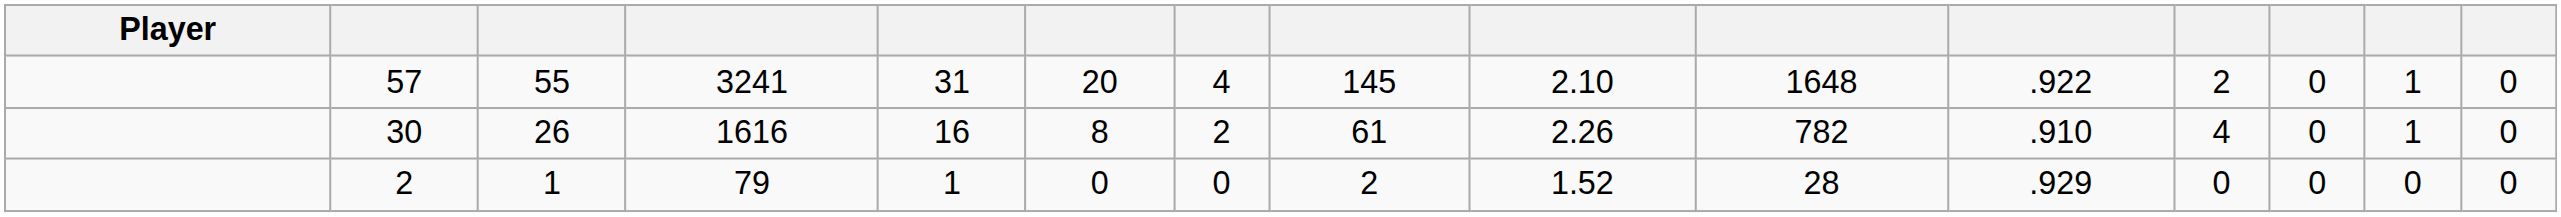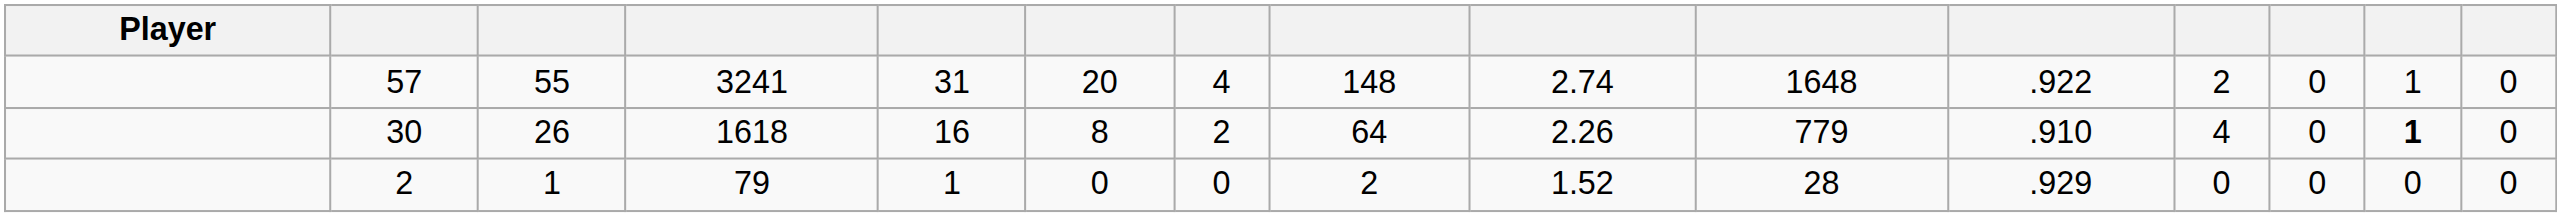(1369, 81) 145 -> (1369, 81) 148
(1582, 81) 2.10 -> (1582, 81) 2.74
(752, 132) 1616 -> (752, 132) 1618
(1369, 132) 61 -> (1369, 132) 64
(1822, 132) 782 -> (1822, 132) 779
(2413, 132) normal -> (2413, 132) bold
